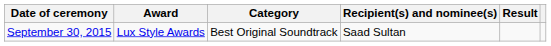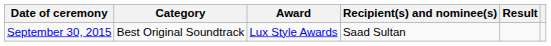columns swapped: (161, 13) <-> (274, 13)
